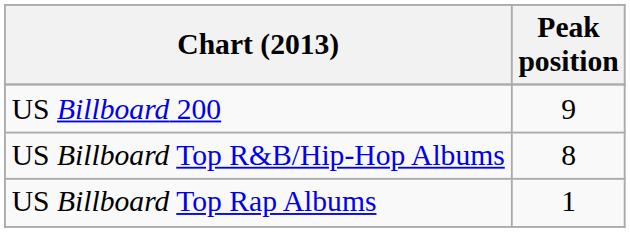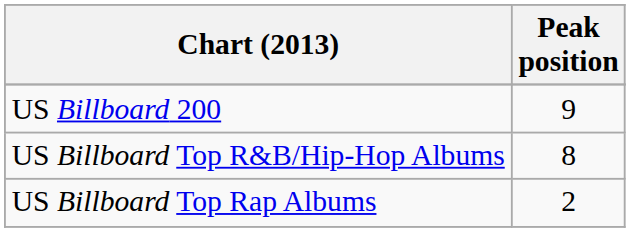(569, 202) 1 -> (569, 202) 2
